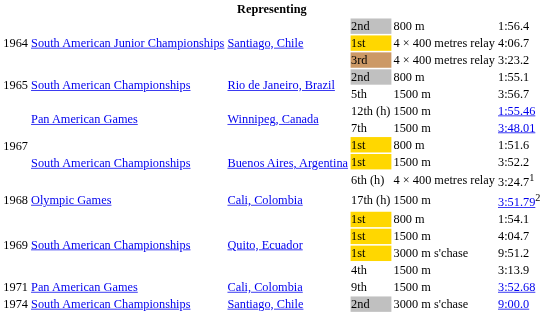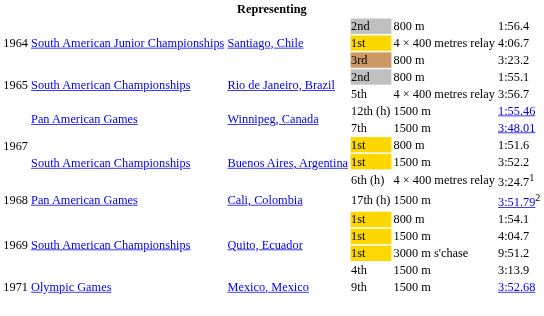(444, 60) 4 × 400 metres relay -> (409, 60) 800 m
(412, 94) 1500 m -> (444, 94) 4 × 400 metres relay
(71, 200) Olympic Games -> (84, 200) Pan American Games
(84, 287) Pan American Games -> (71, 287) Olympic Games
(265, 287) Cali, Colombia -> (268, 287) Mexico, Mexico
- row: (16, 304)
